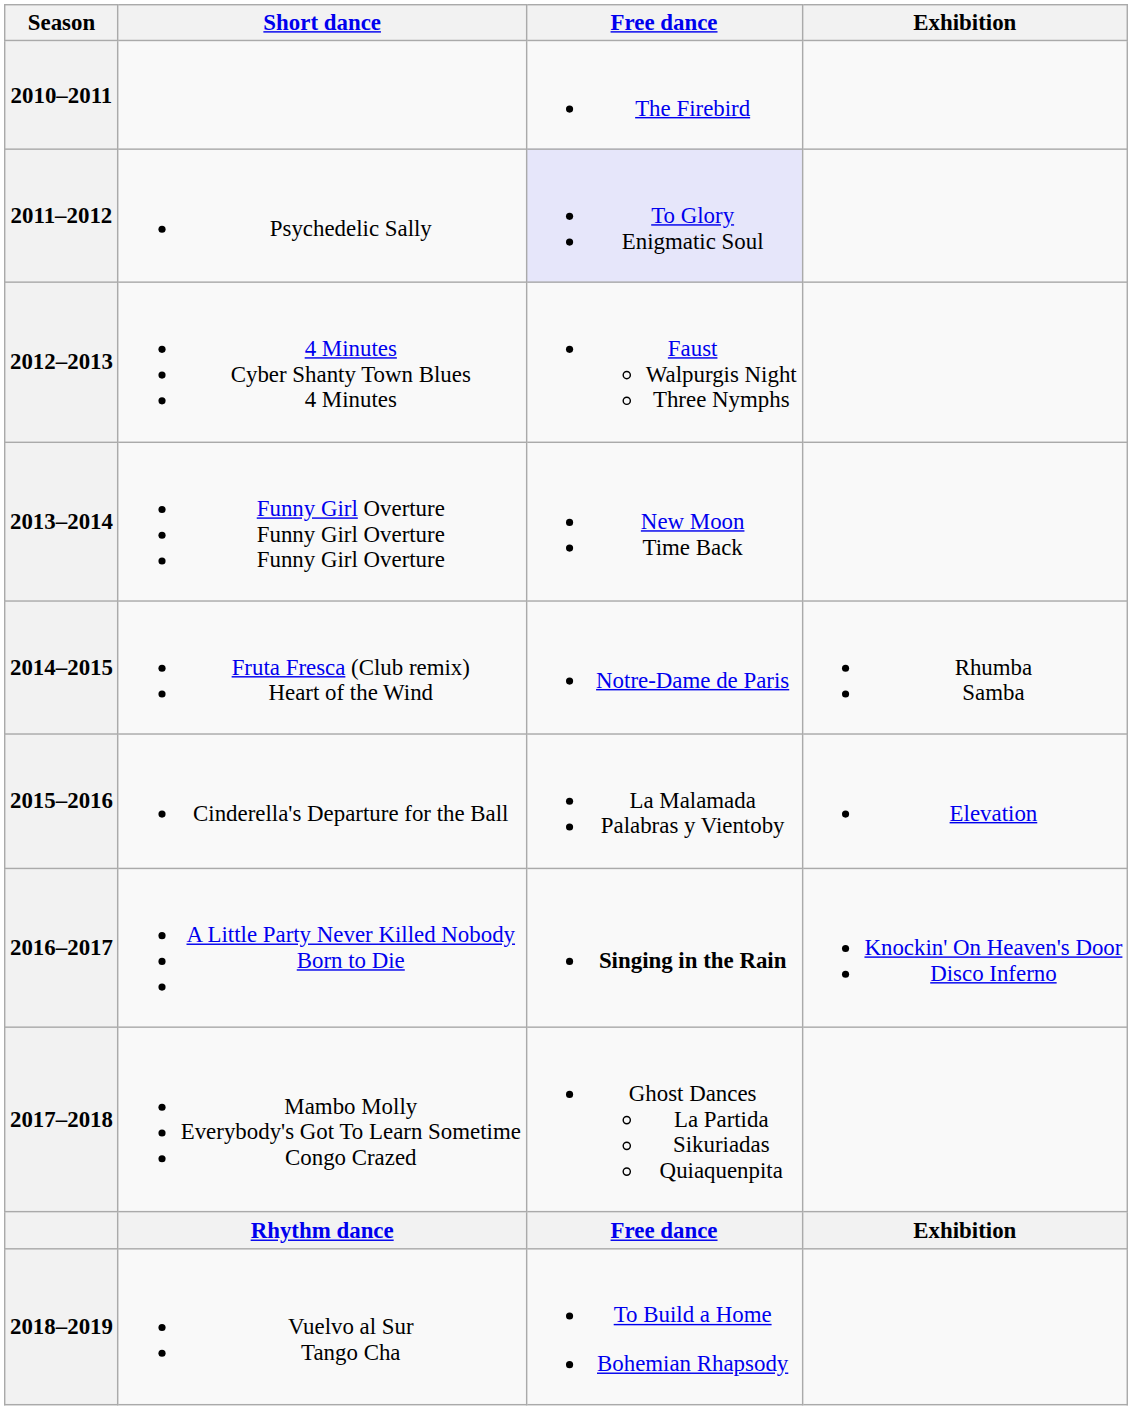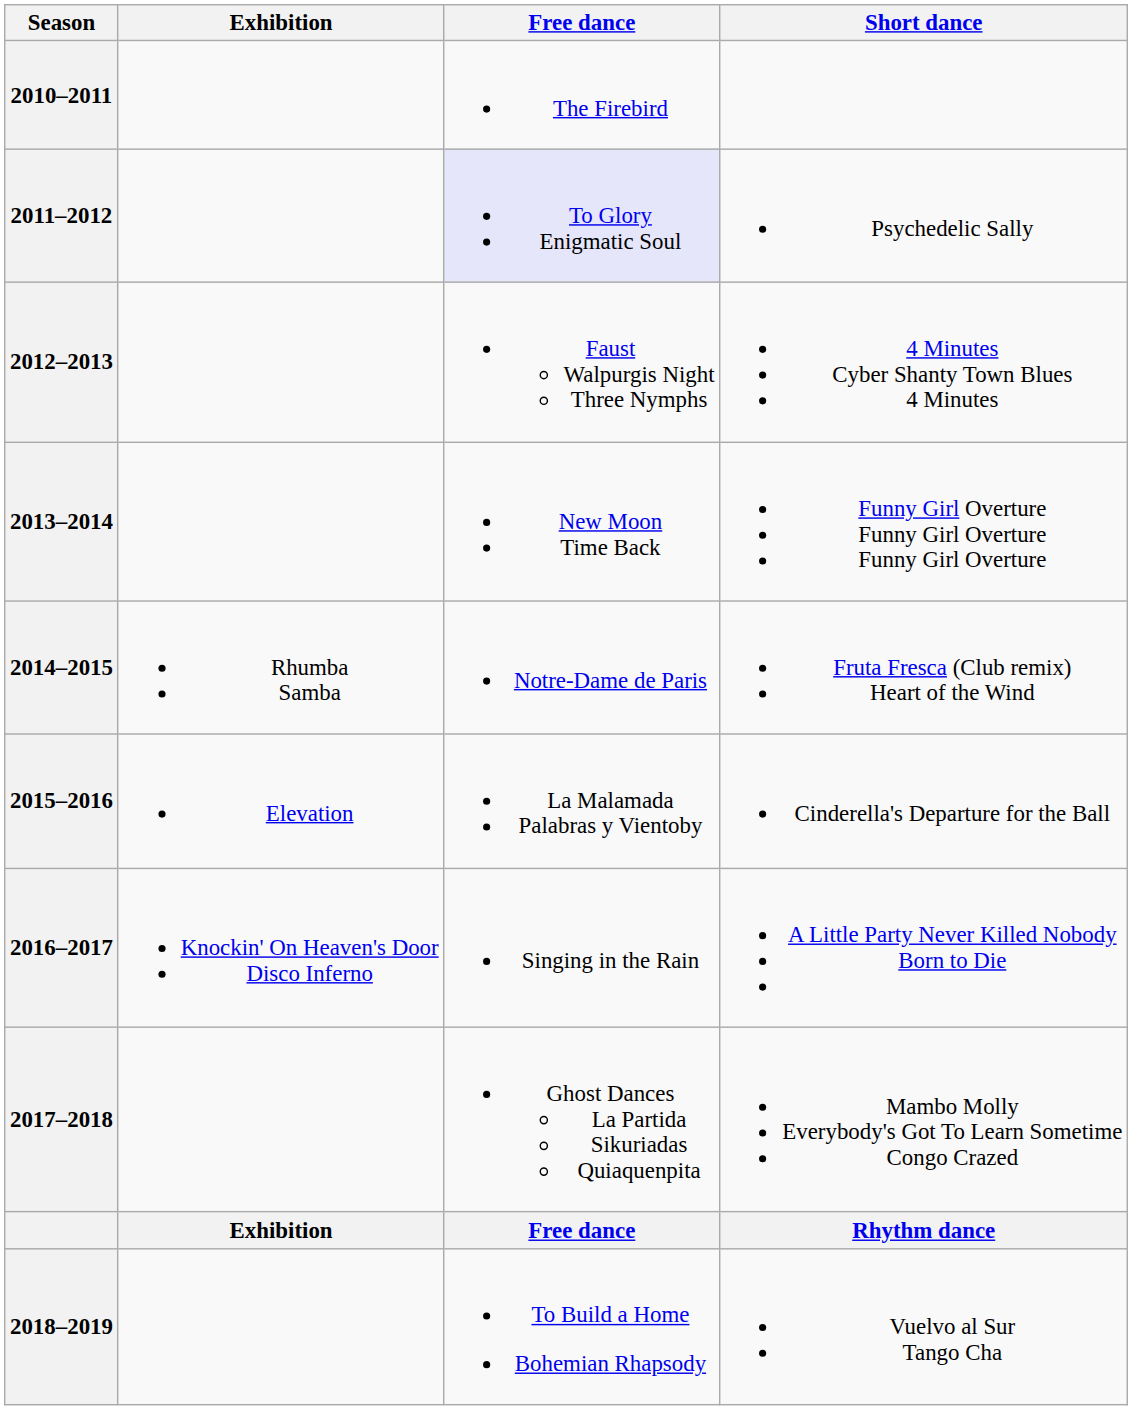columns swapped: (322, 22) <-> (965, 22)
(664, 960) bold -> (582, 960) normal
